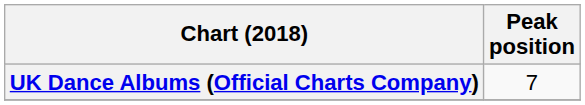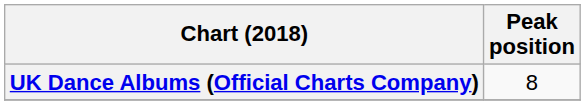(532, 81) 7 -> (532, 81) 8
